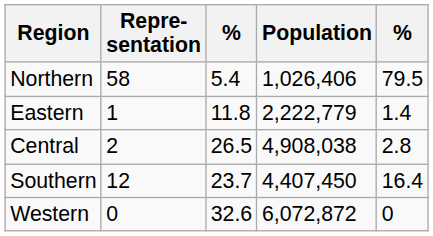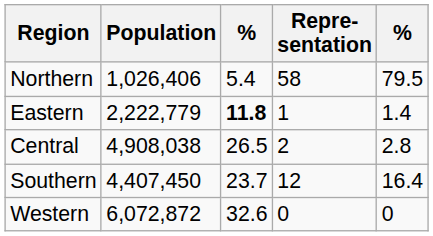columns swapped: (317, 33) <-> (154, 33)
(231, 112) normal -> (246, 112) bold
